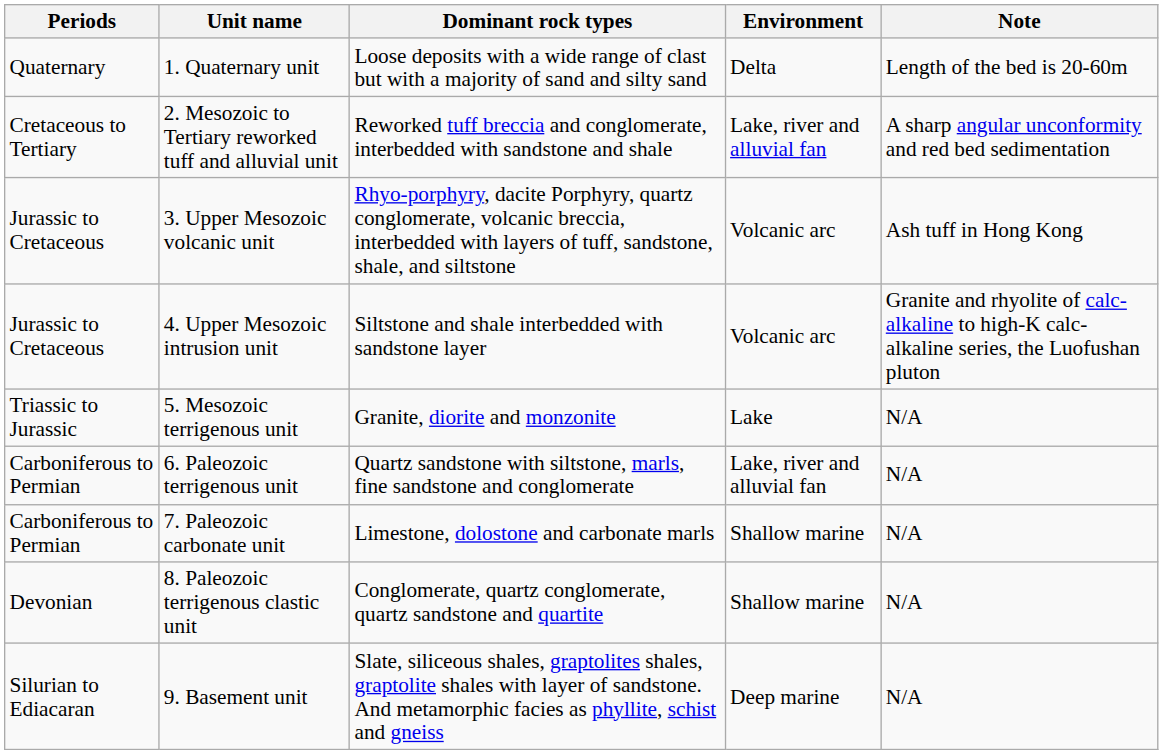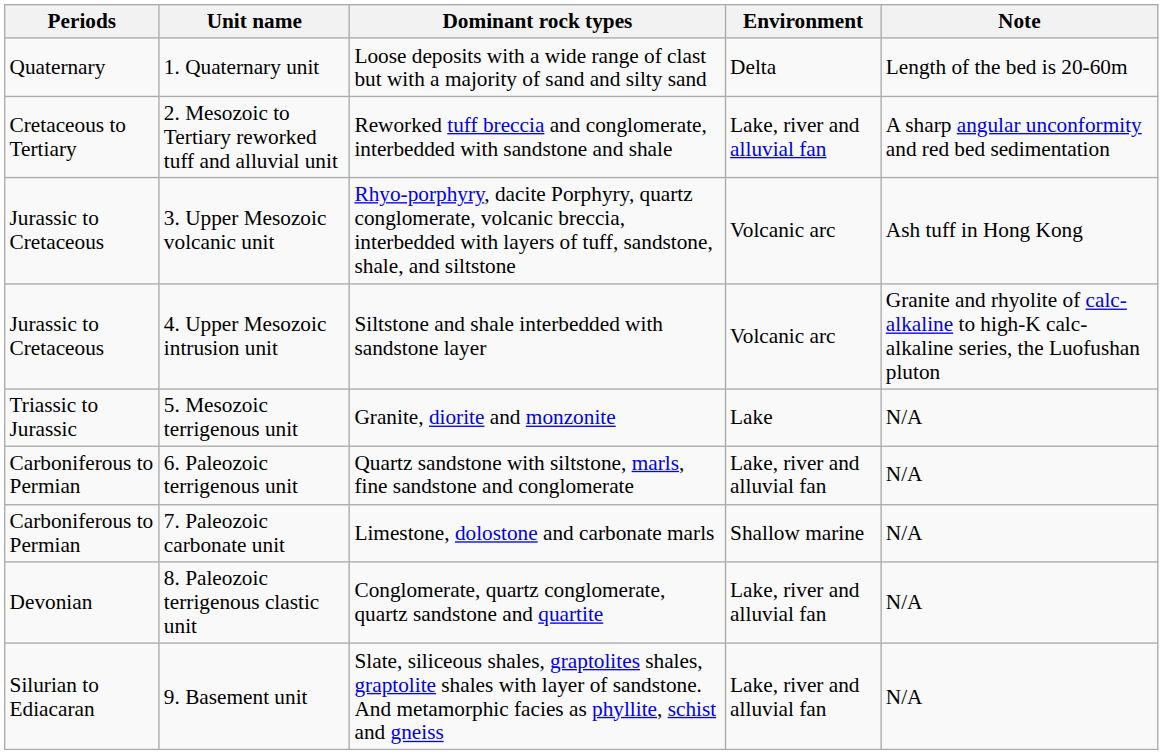(797, 602) Shallow marine -> (795, 602) Lake, river and alluvial fan
(785, 696) Deep marine -> (795, 696) Lake, river and alluvial fan
